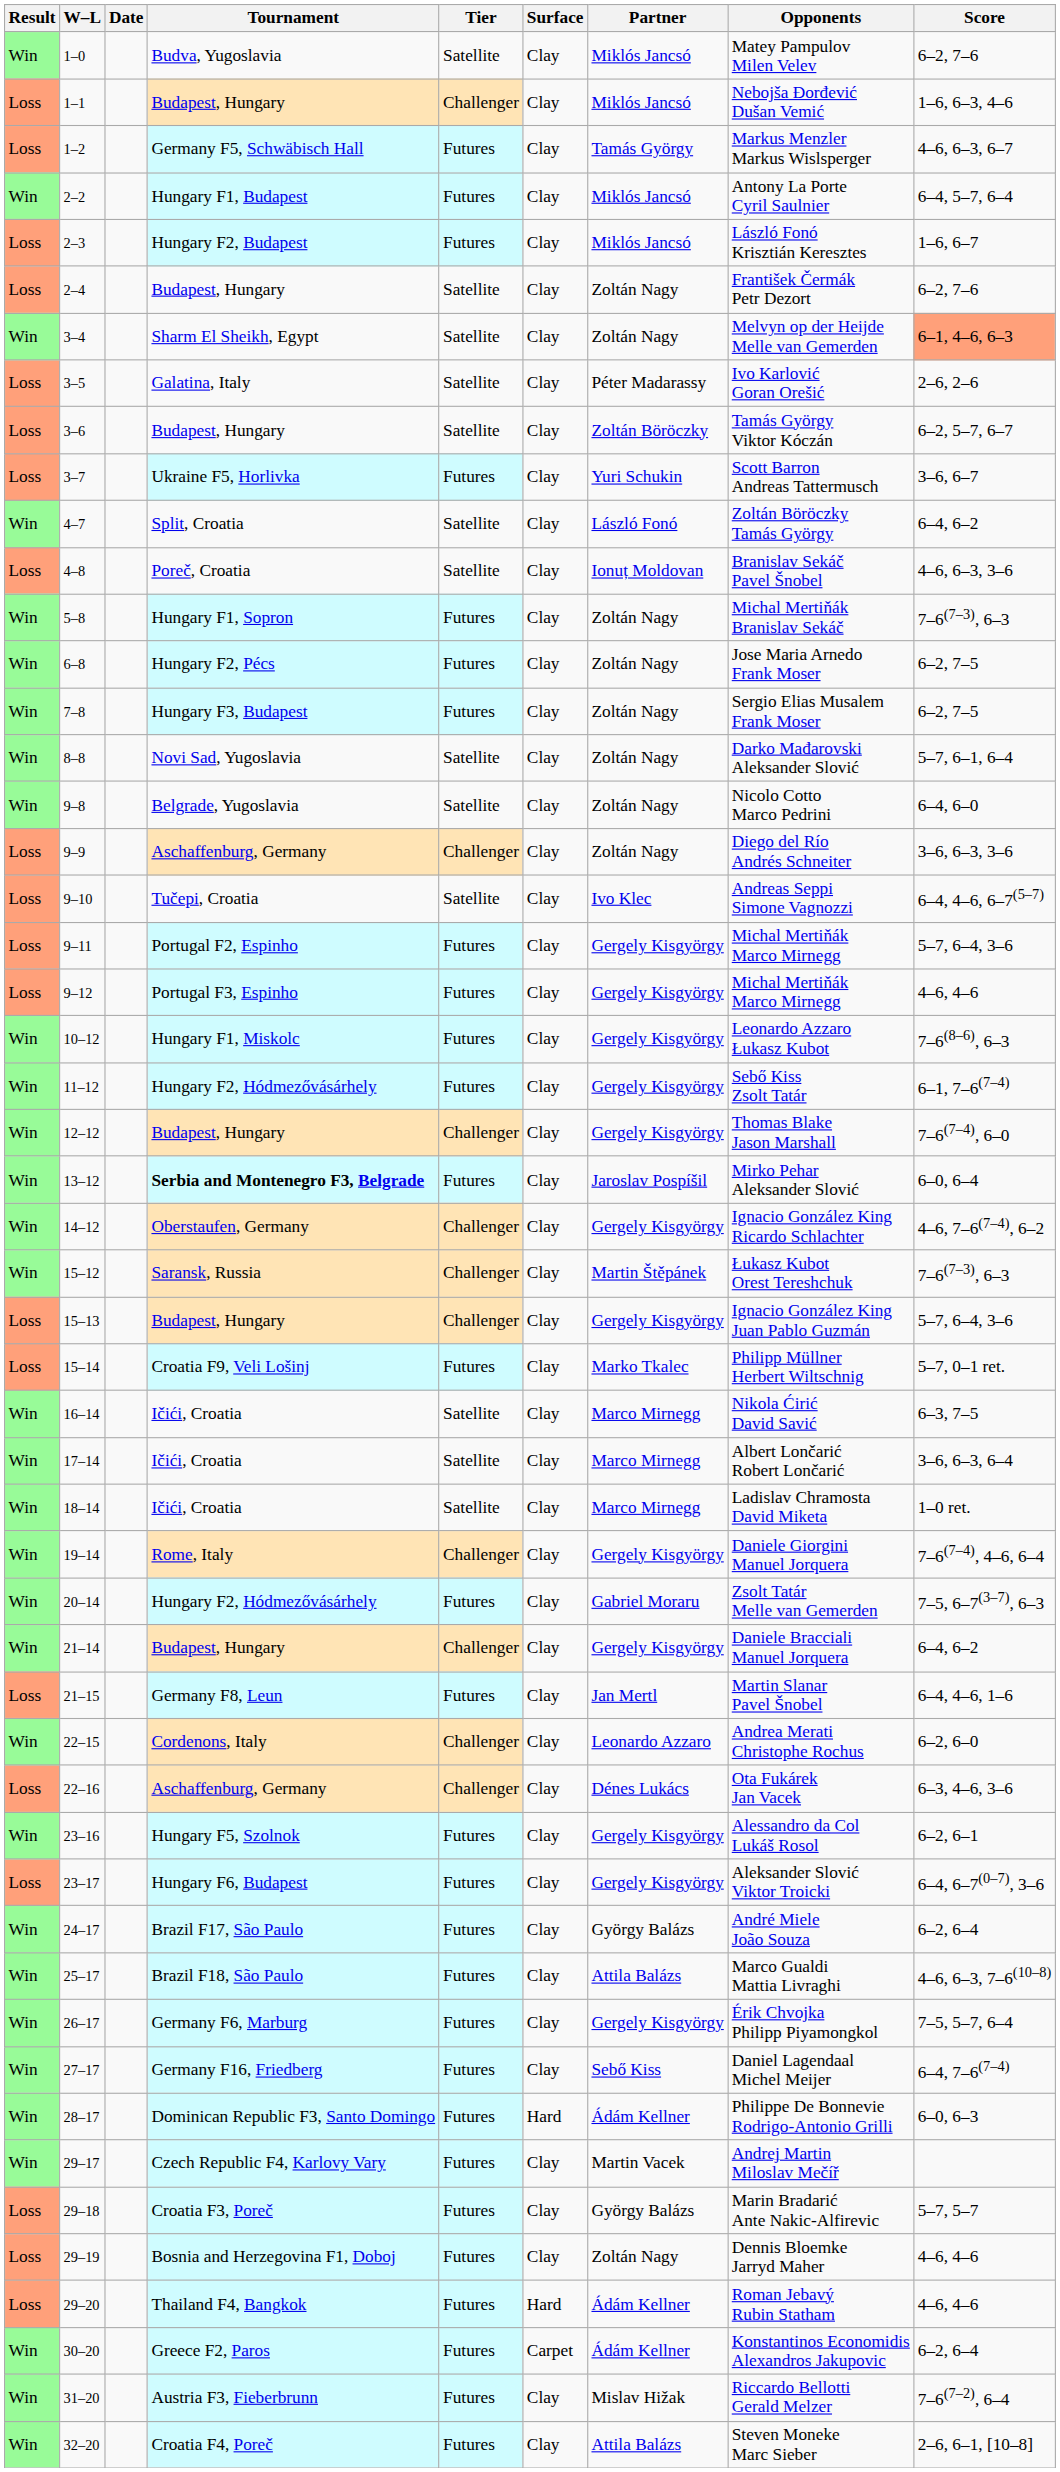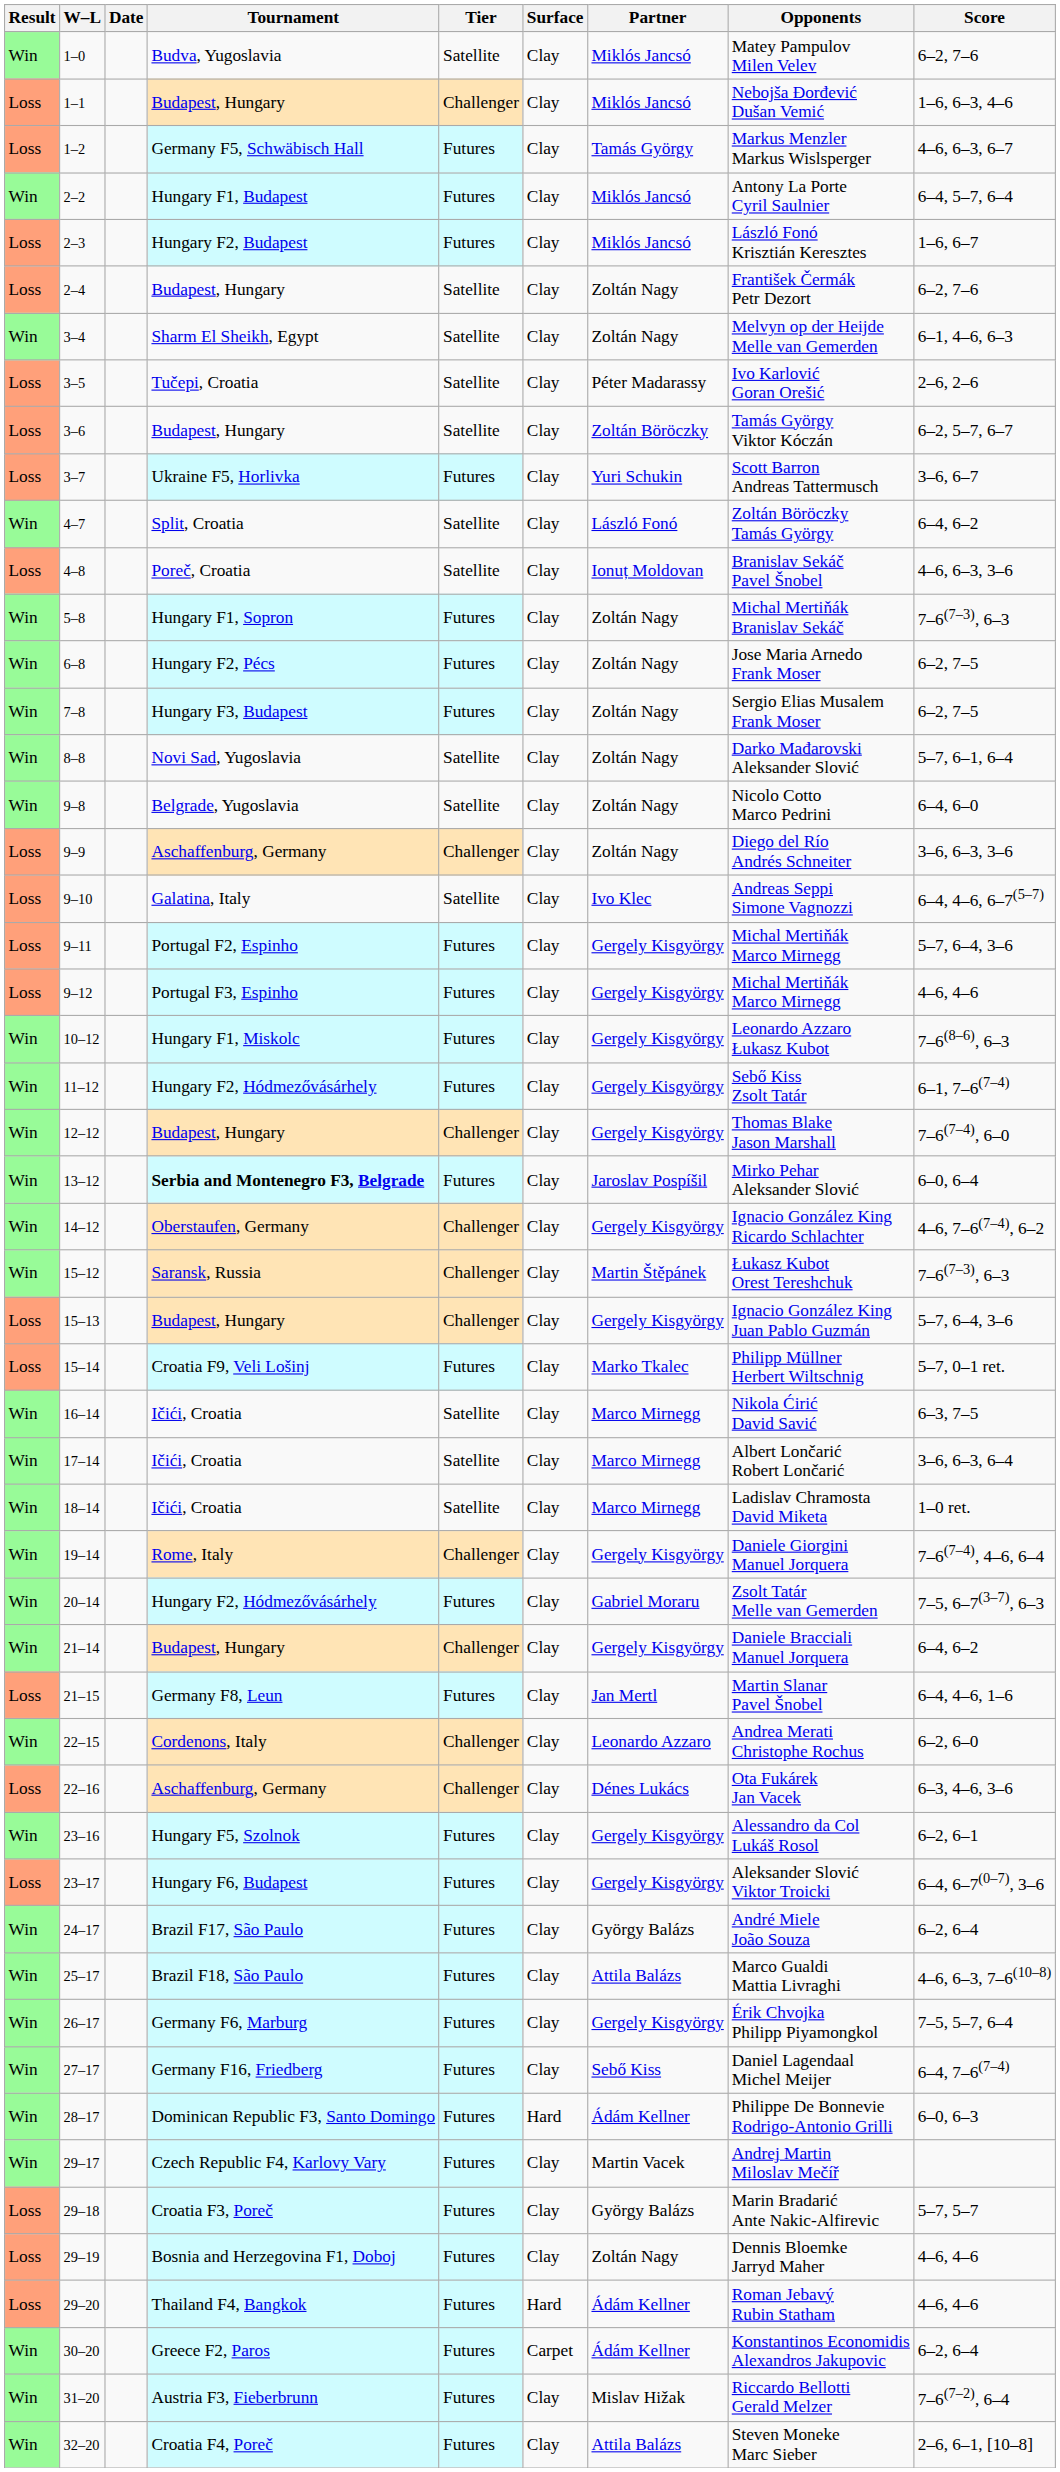(965, 336) lightsalmon background -> (965, 336) no background
(201, 383) Galatina, Italy -> (205, 383) Tučepi, Croatia
(205, 898) Tučepi, Croatia -> (201, 898) Galatina, Italy
